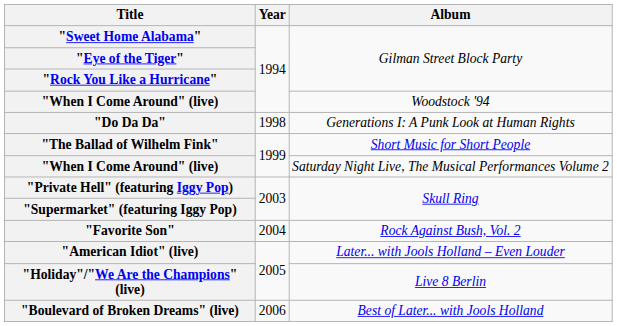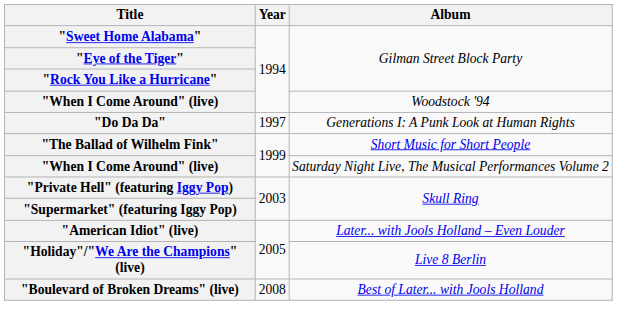(272, 123) 1998 -> (272, 123) 1997
- row: (130, 230)
(272, 310) 2006 -> (272, 289) 2008
